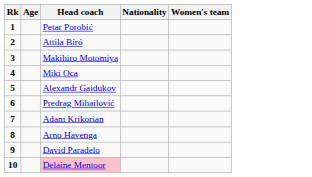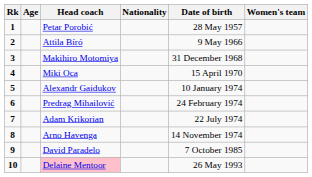+ column: (207, 12)
